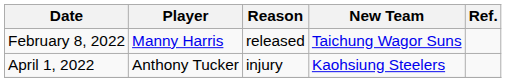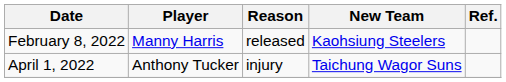(387, 41) Taichung Wagor Suns -> (378, 41) Kaohsiung Steelers
(378, 65) Kaohsiung Steelers -> (387, 65) Taichung Wagor Suns
